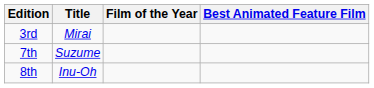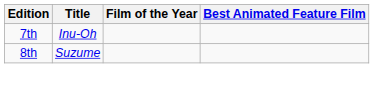- row: (29, 33)
(78, 53) Suzume -> (78, 33) Inu-Oh
(78, 72) Inu-Oh -> (78, 53) Suzume
